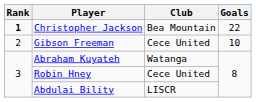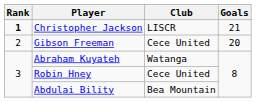(181, 28) Bea Mountain -> (161, 28) LISCR
(234, 28) 22 -> (234, 28) 21
(234, 43) 10 -> (234, 43) 20
(161, 89) LISCR -> (181, 89) Bea Mountain
